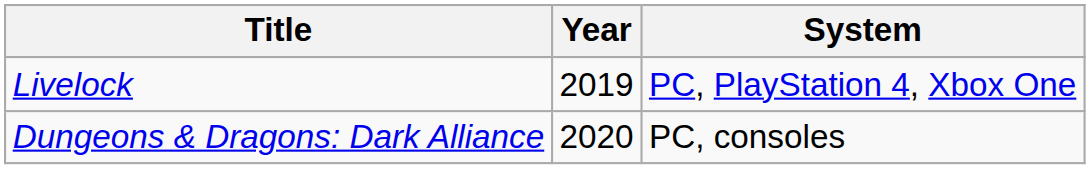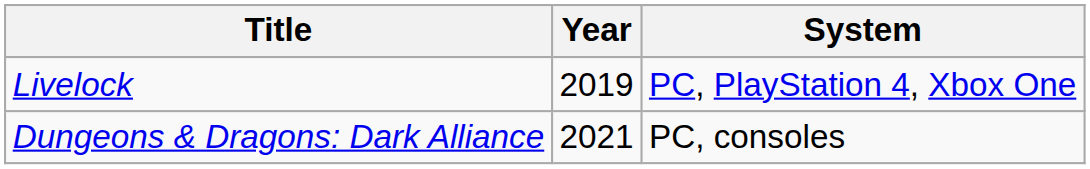(597, 136) 2020 -> (597, 136) 2021
